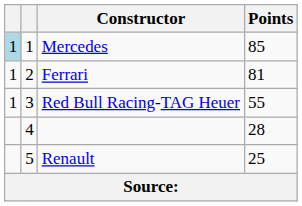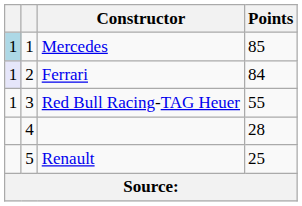(13, 74) no background -> (13, 74) lavender background
(257, 74) 81 -> (257, 74) 84
